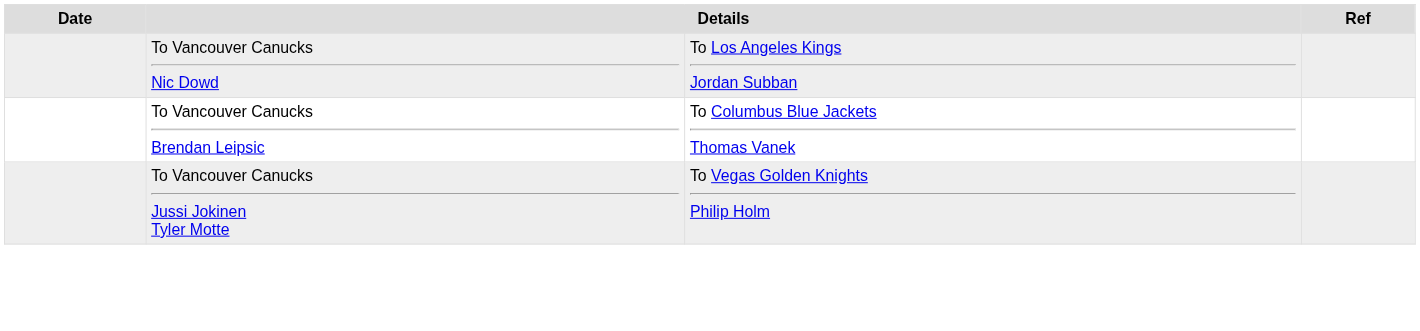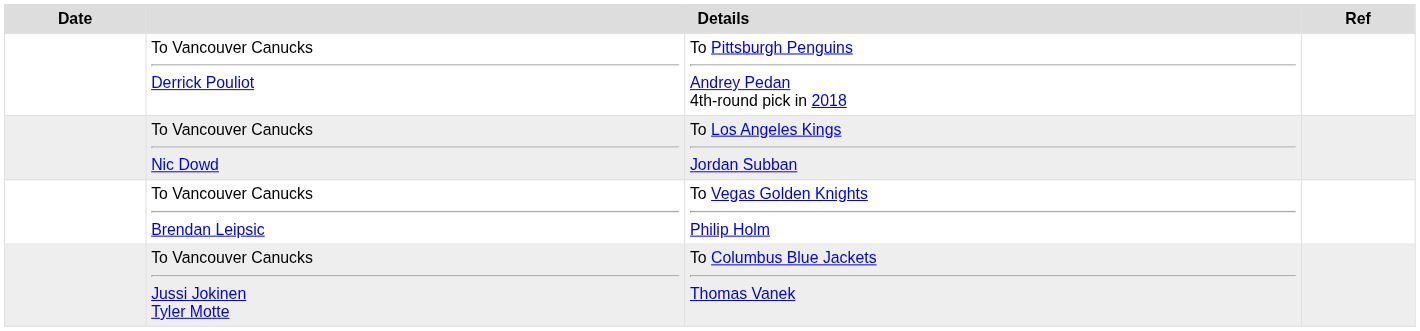+ row: (415, 65)
(993, 129) To Columbus Blue Jackets Thomas Vanek -> (993, 211) To Vegas Golden Knights Philip Holm
(993, 194) To Vegas Golden Knights Philip Holm -> (993, 276) To Columbus Blue Jackets Thomas Vanek
